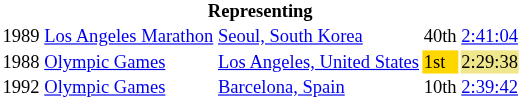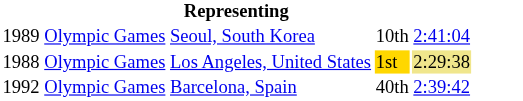(129, 36) Los Angeles Marathon -> (105, 36) Olympic Games
(440, 36) 40th -> (392, 36) 10th
(440, 87) 10th -> (392, 87) 40th
